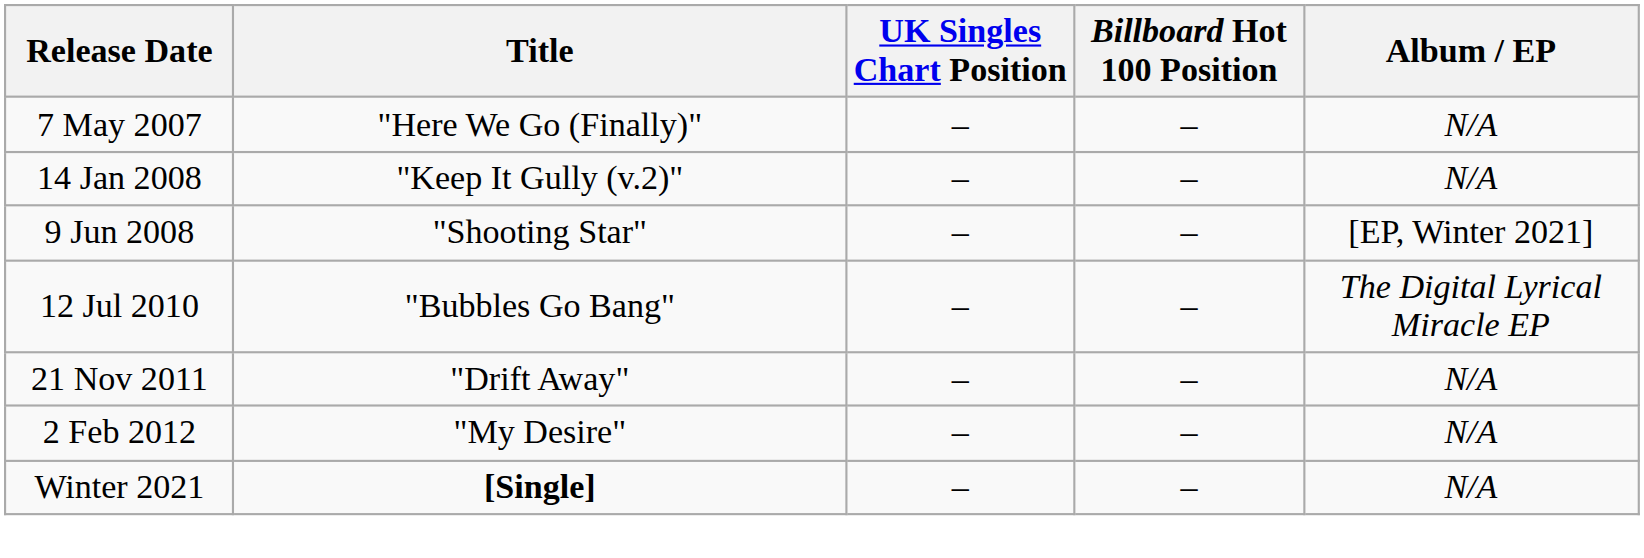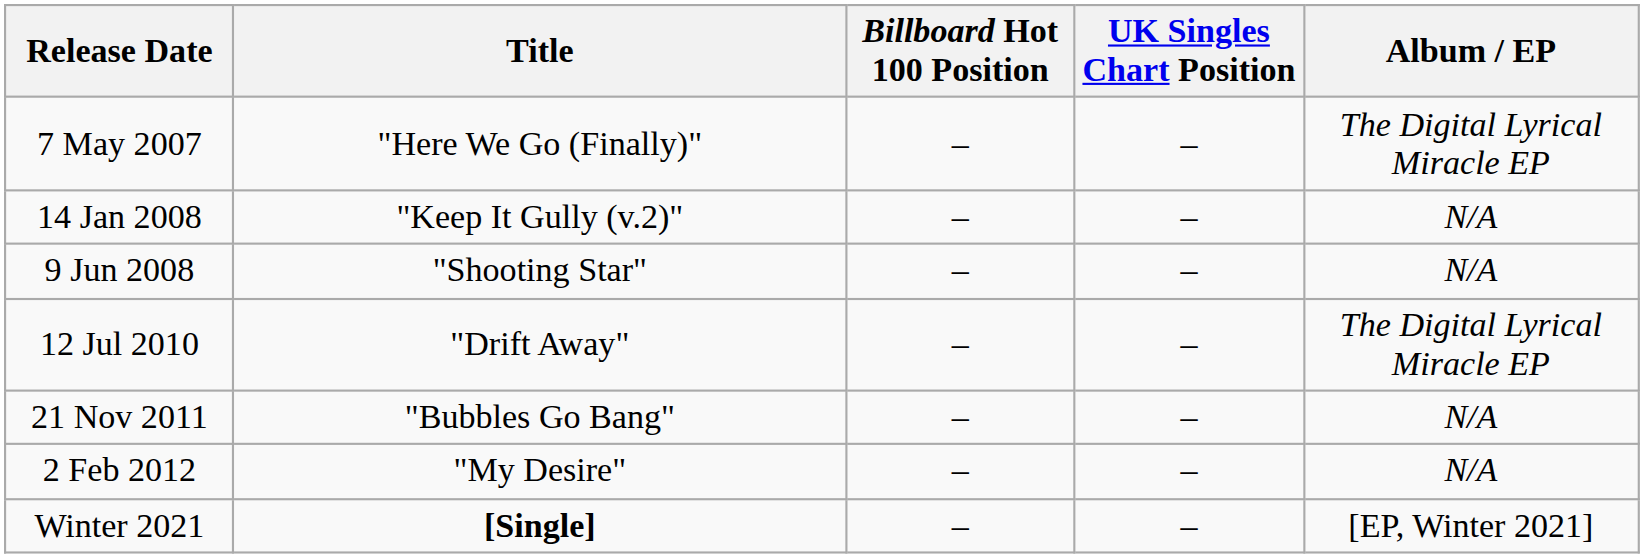columns swapped: (960, 50) <-> (1189, 50)
(1471, 123) N/A -> (1471, 143) The Digital Lyrical Miracle EP
(1471, 232) [EP, Winter 2021] -> (1471, 270) N/A
(540, 305) "Bubbles Go Bang" -> (540, 343) "Drift Away"
(540, 378) "Drift Away" -> (540, 416) "Bubbles Go Bang"
(1471, 486) N/A -> (1471, 524) [EP, Winter 2021]
